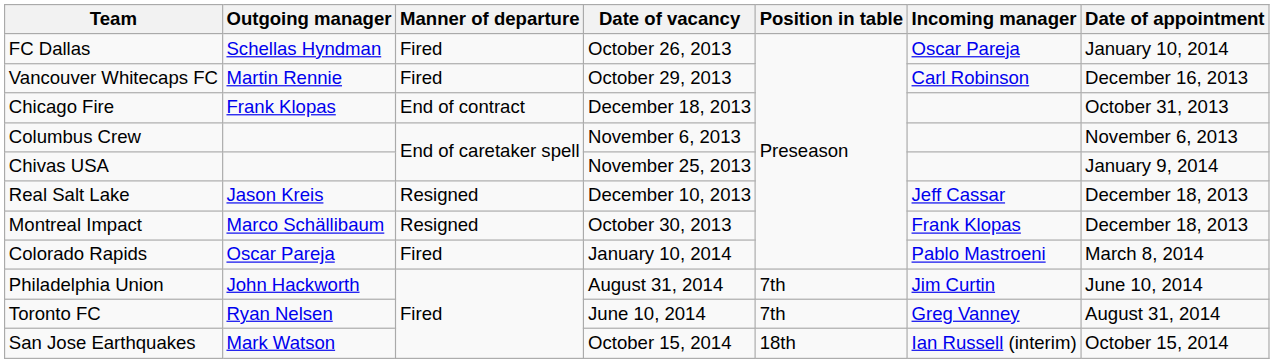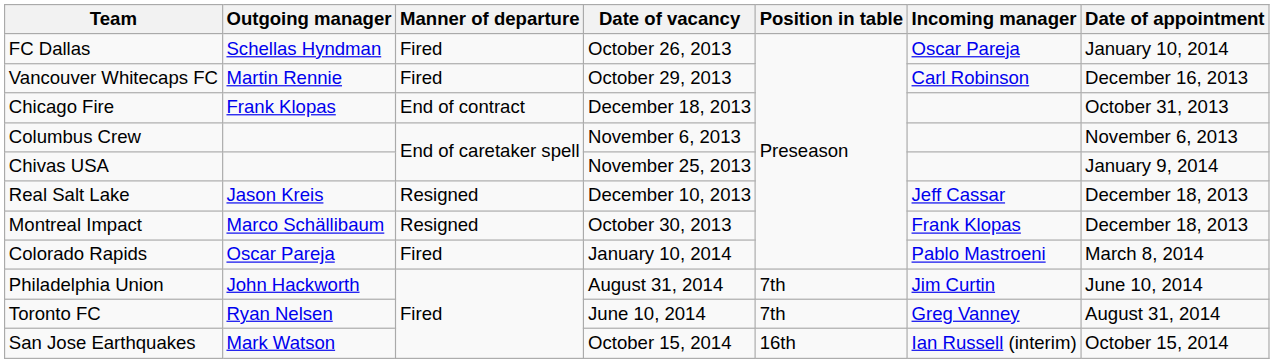(778, 343) 18th -> (778, 343) 16th
